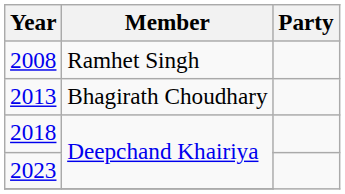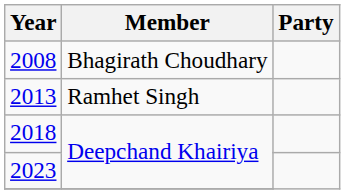(133, 59) Ramhet Singh -> (167, 59) Bhagirath Choudhary
(167, 96) Bhagirath Choudhary -> (133, 96) Ramhet Singh
